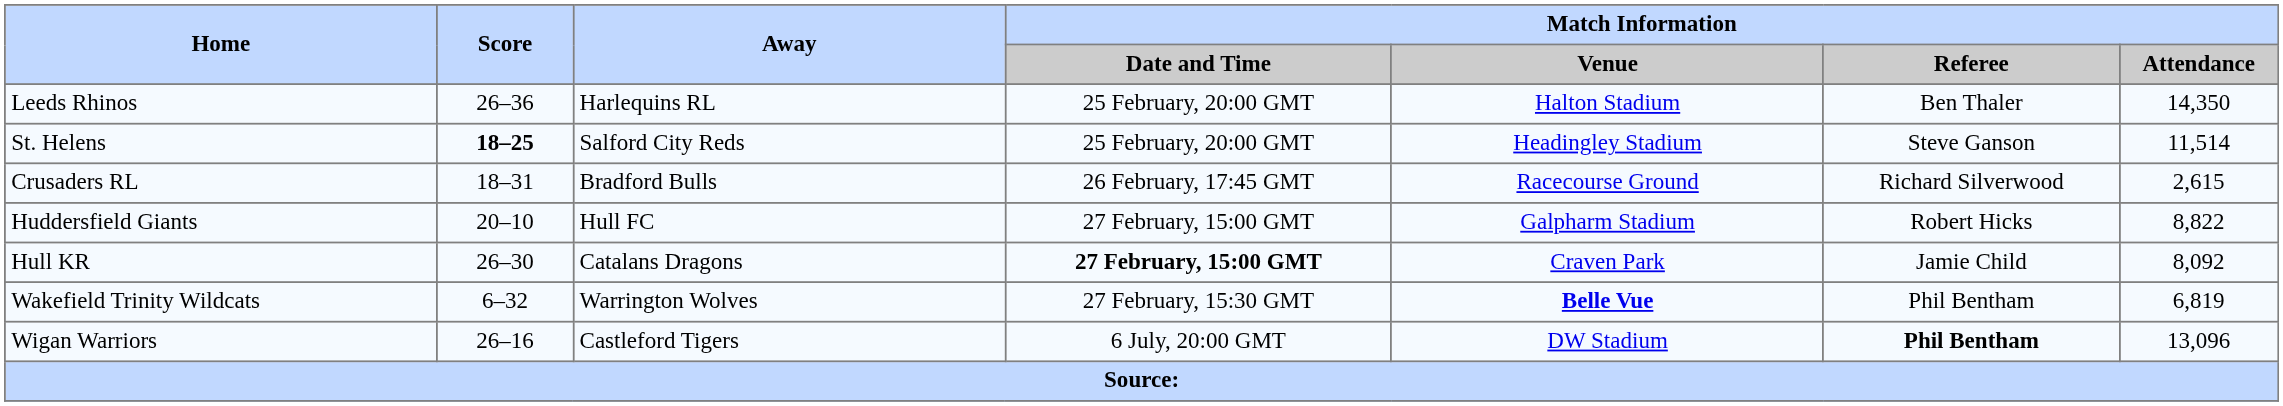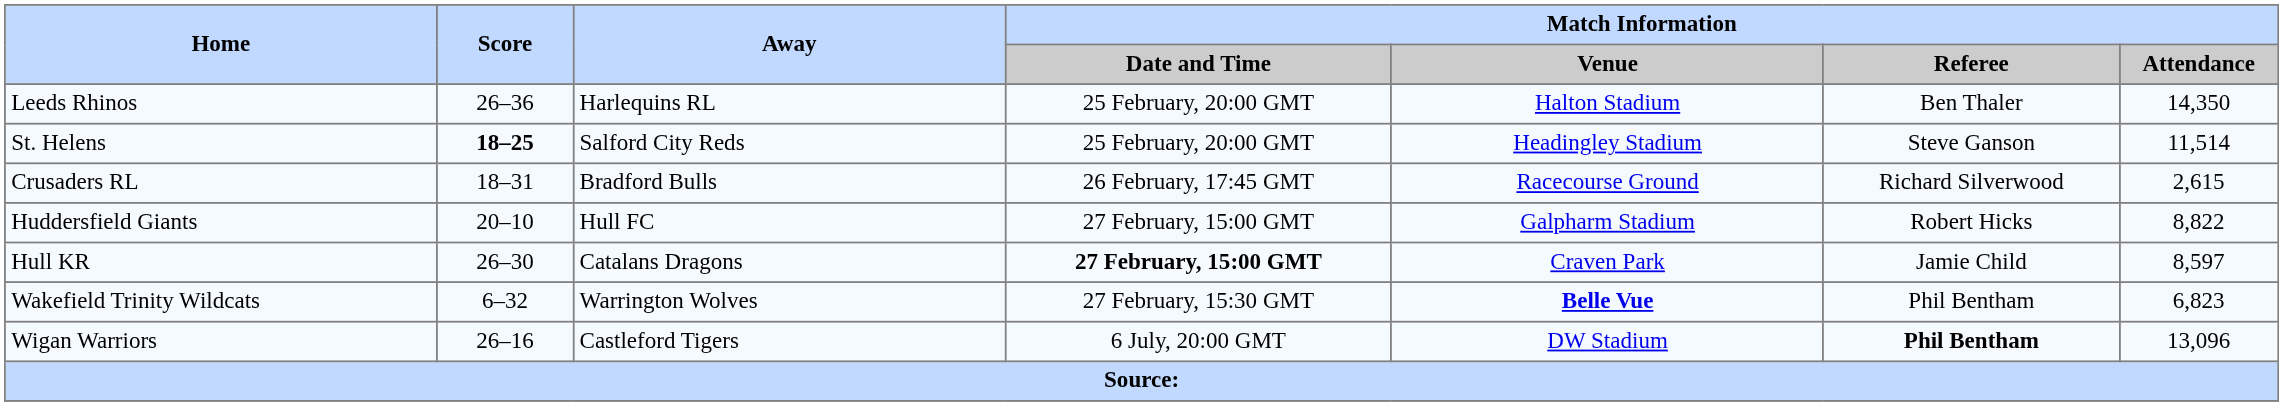(2199, 261) 8,092 -> (2199, 261) 8,597
(2199, 301) 6,819 -> (2199, 301) 6,823
